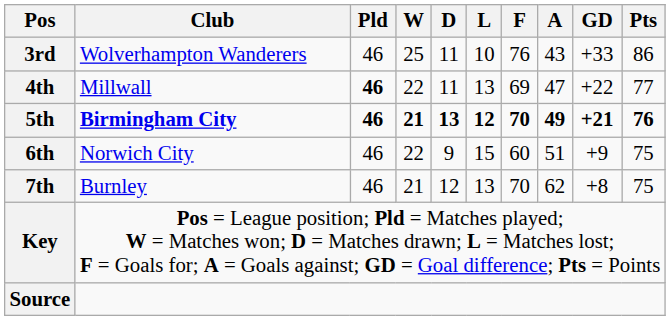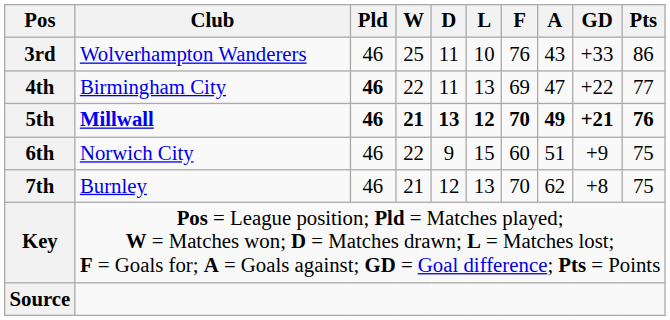(116, 86) Millwall -> (153, 86) Birmingham City
(158, 119) Birmingham City -> (117, 119) Millwall
